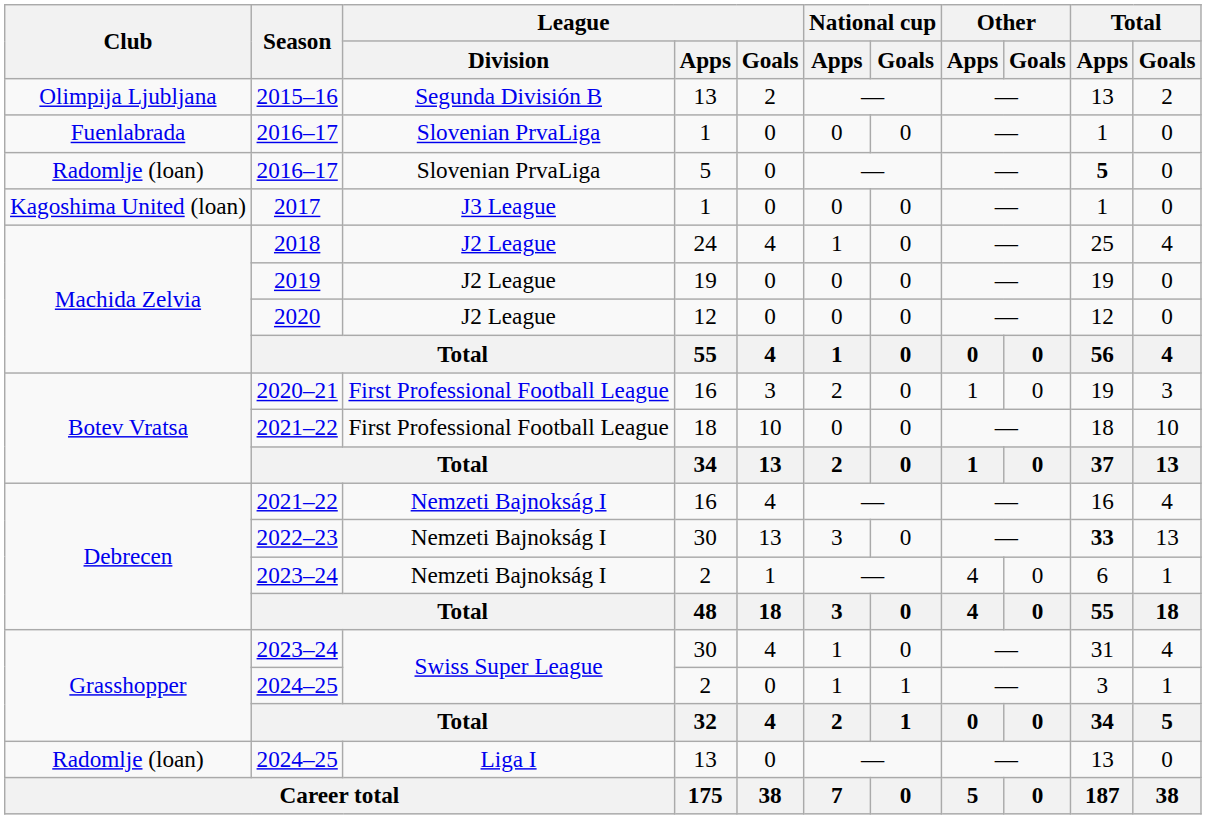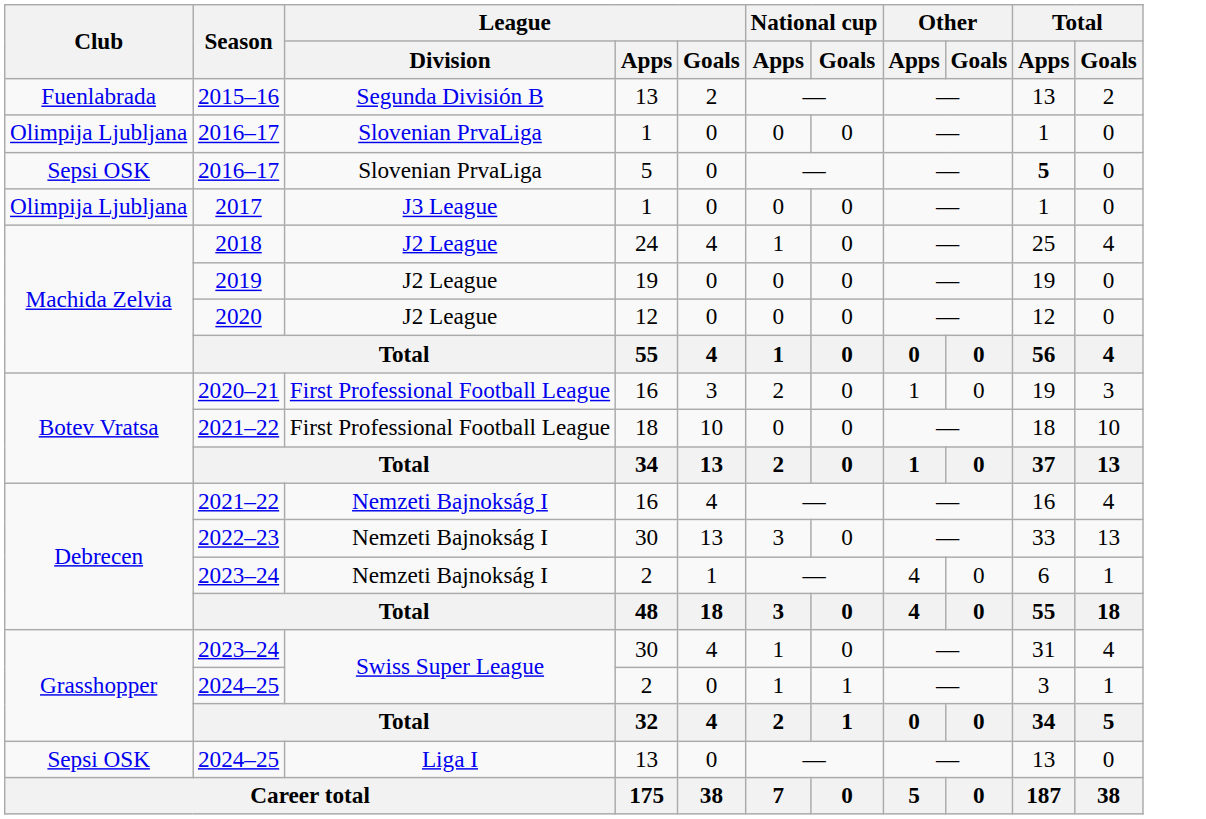(128, 96) Olimpija Ljubljana -> (99, 96) Fuenlabrada
(128, 133) Fuenlabrada -> (99, 133) Olimpija Ljubljana
(128, 170) Radomlje (loan) -> (99, 170) Sepsi OSK
(128, 206) Kagoshima United (loan) -> (99, 206) Olimpija Ljubljana
(1102, 538) bold -> (1044, 538) normal
(128, 758) Radomlje (loan) -> (99, 758) Sepsi OSK
